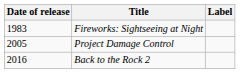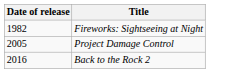- column: (220, 12)
(17, 28) 1983 -> (17, 28) 1982
